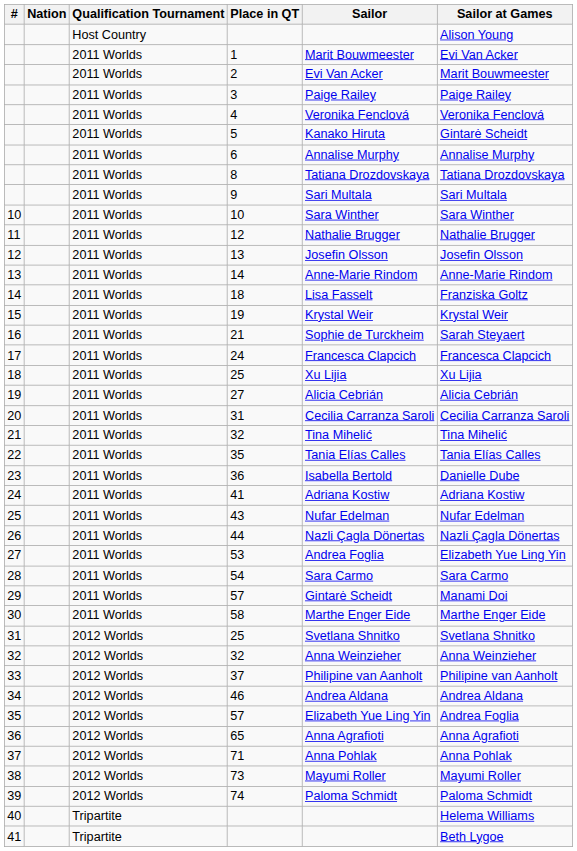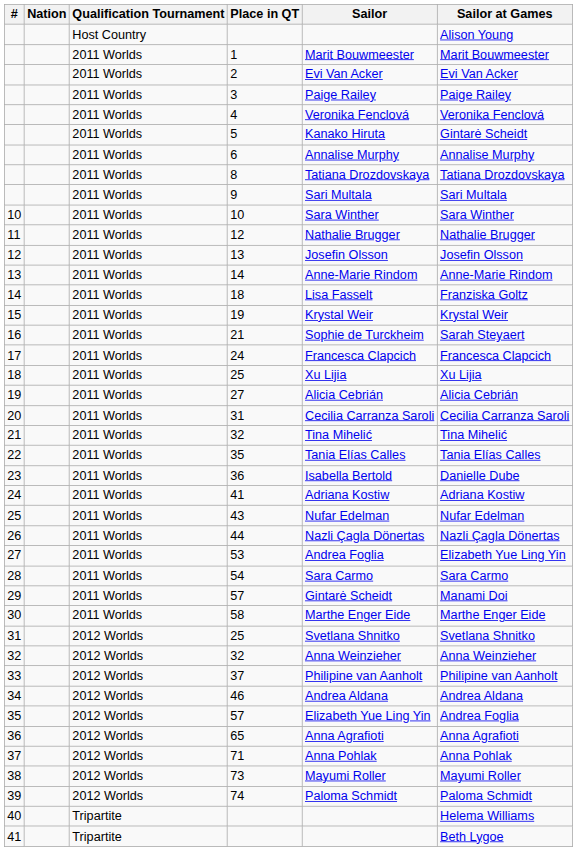(479, 54) Evi Van Acker -> (495, 54) Marit Bouwmeester
(495, 74) Marit Bouwmeester -> (479, 74) Evi Van Acker
